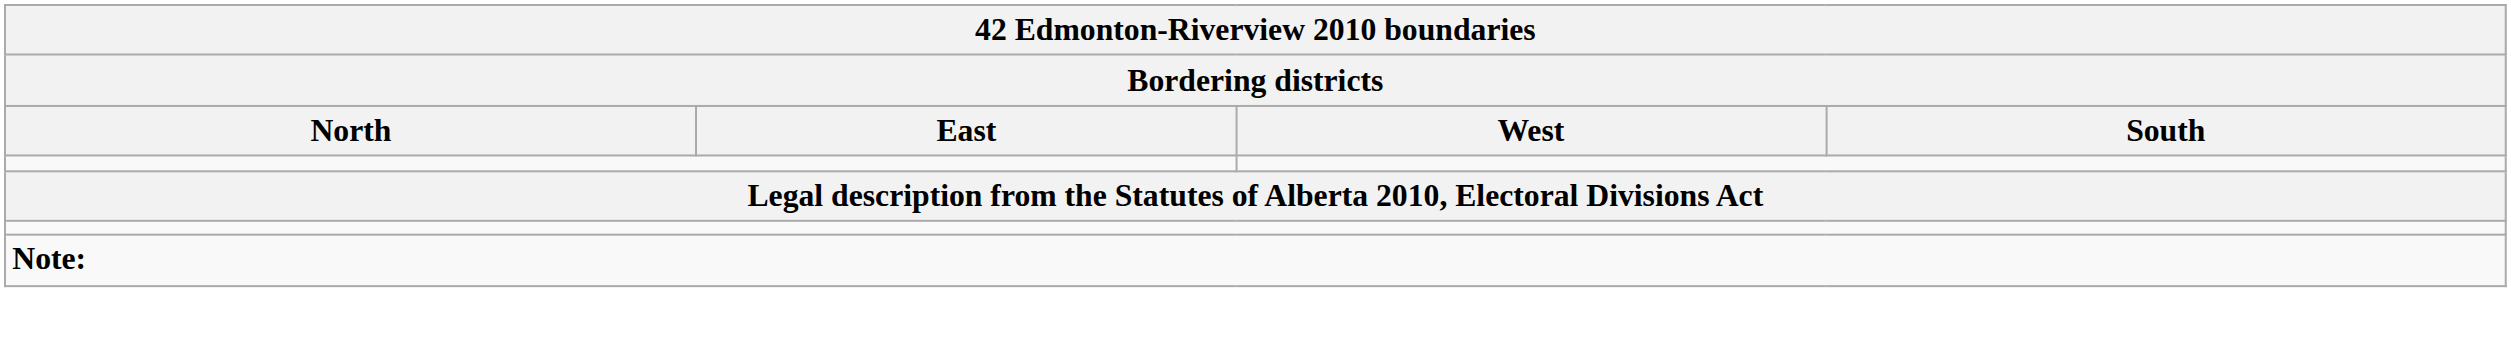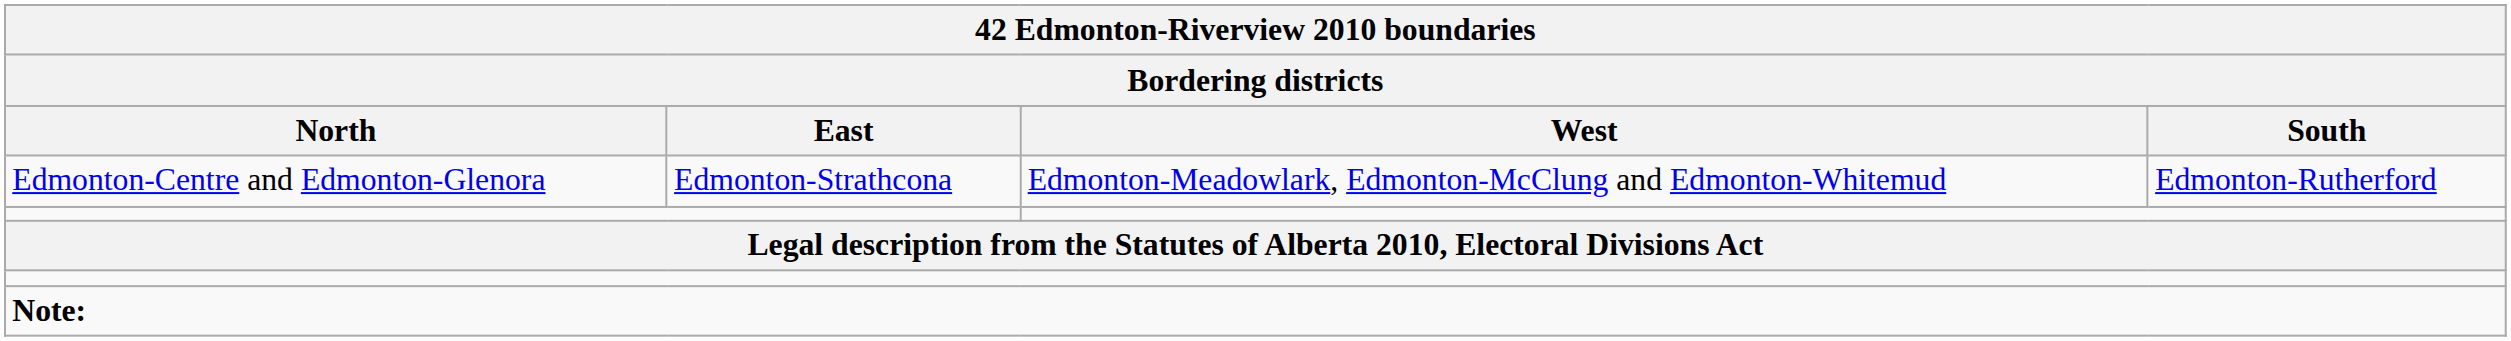+ row: (279, 180)
